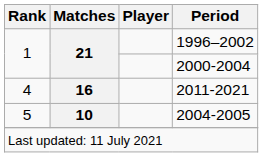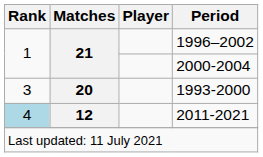+ row: (213, 90)
(27, 90) no background -> (27, 115) lightblue background
(84, 90) 16 -> (84, 115) 12
- row: (213, 115)
